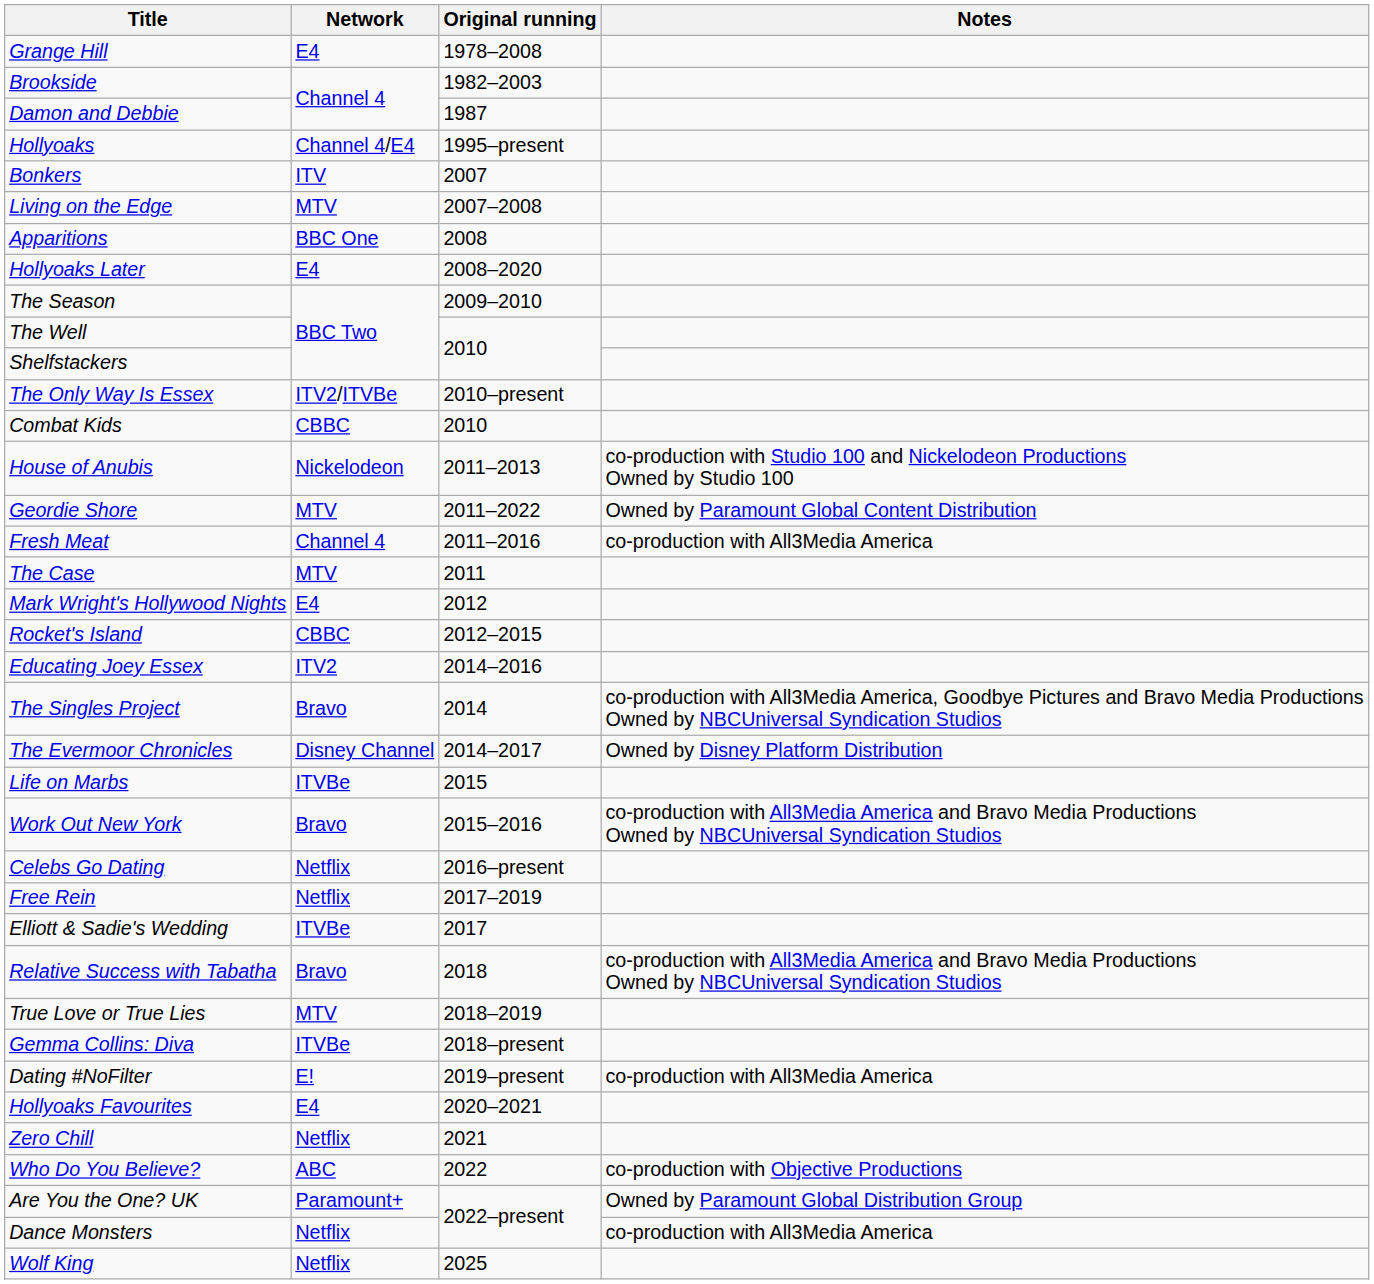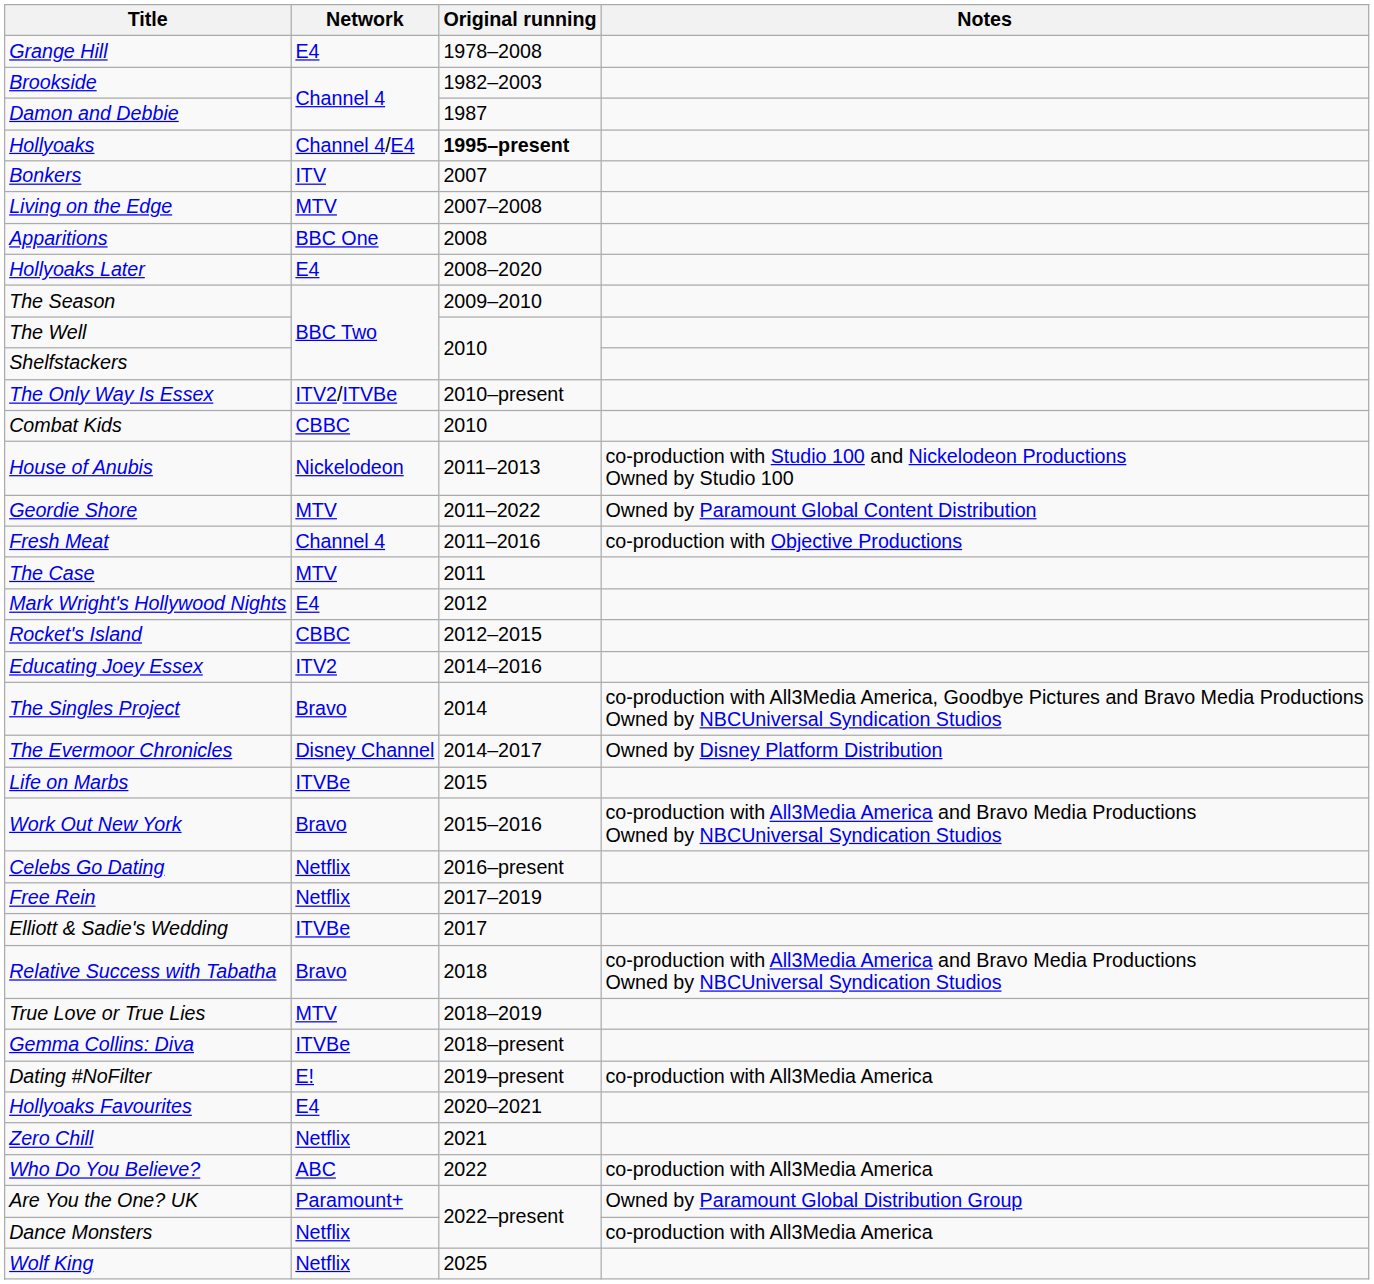(504, 144) normal -> (506, 144) bold
(769, 541) co-production with All3Media America -> (784, 541) co-production with Objective Productions
(784, 1169) co-production with Objective Productions -> (769, 1169) co-production with All3Media America
